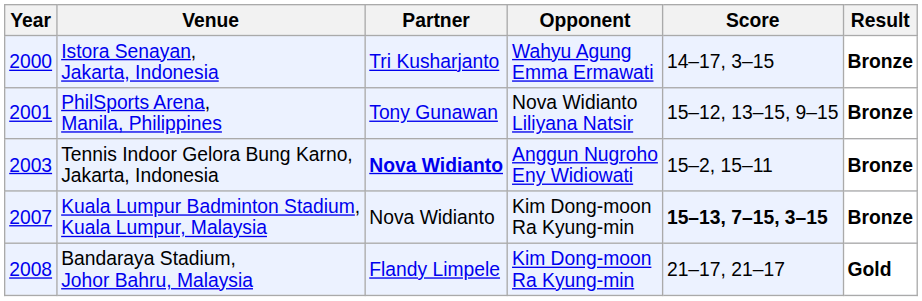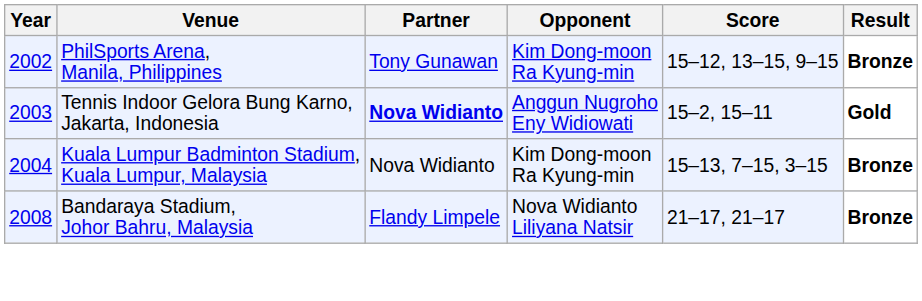- row: (140, 62)
(31, 113) 2001 -> (31, 62) 2002
(575, 113) Nova Widianto Liliyana Natsir -> (582, 62) Kim Dong-moon Ra Kyung-min
(880, 165) Bronze -> (870, 113) Gold
(31, 217) 2007 -> (31, 165) 2004
(747, 217) bold -> (747, 165) normal
(582, 269) Kim Dong-moon Ra Kyung-min -> (575, 217) Nova Widianto Liliyana Natsir
(870, 269) Gold -> (880, 217) Bronze
